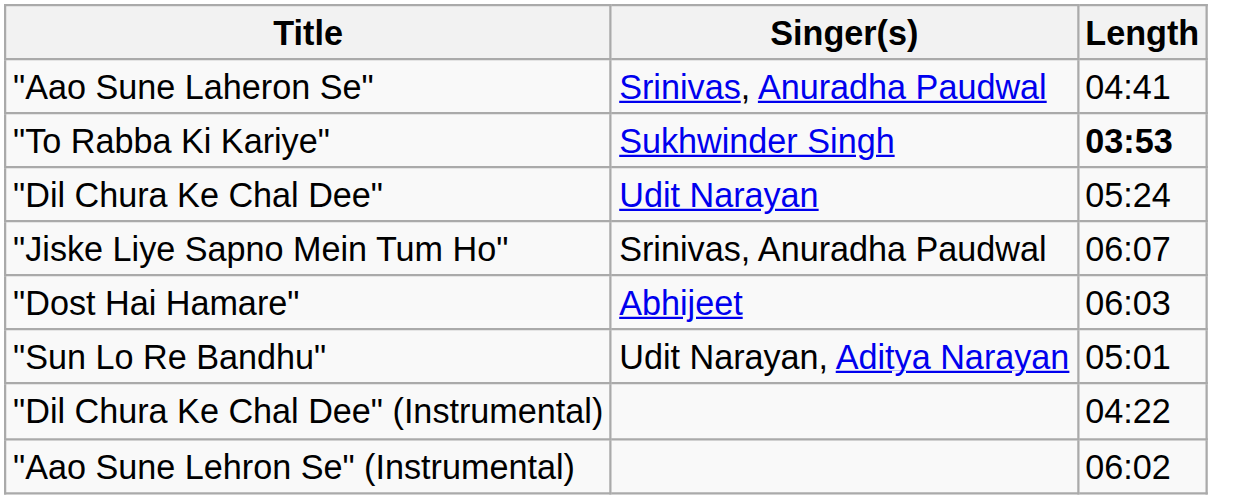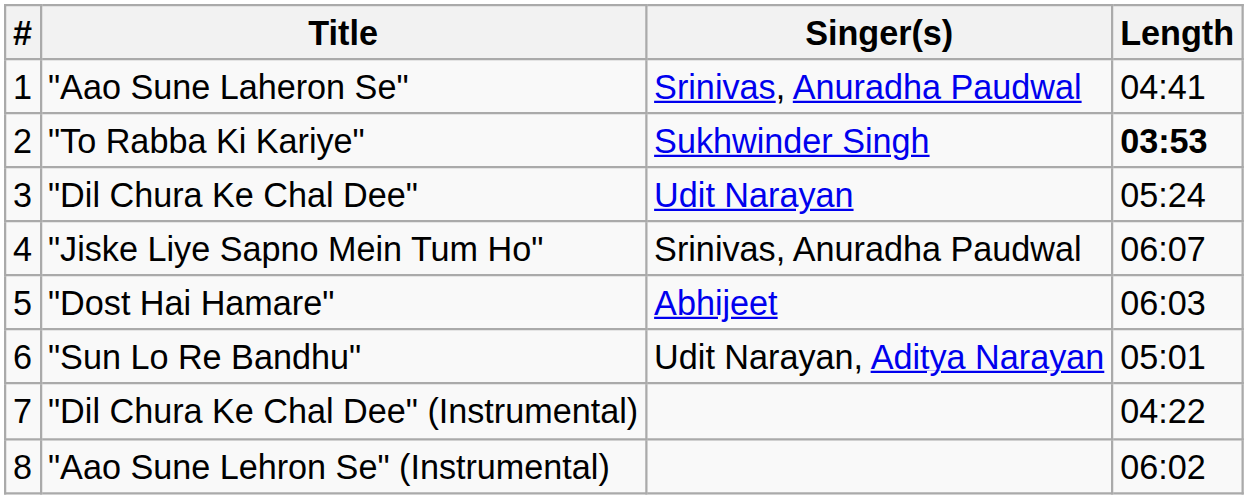+ column: (23, 32)
